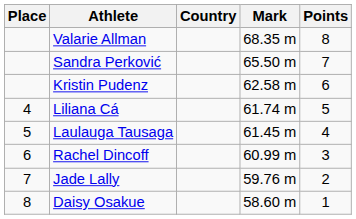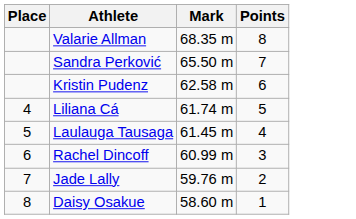- column: (208, 16)
